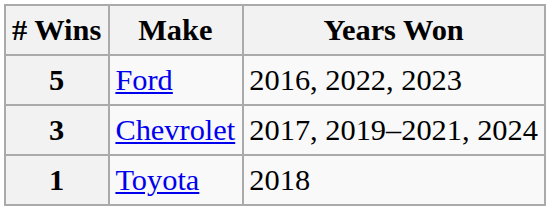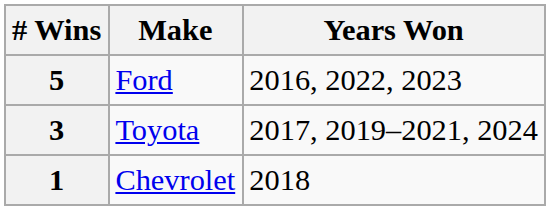(175, 130) Chevrolet -> (157, 130) Toyota
(157, 180) Toyota -> (175, 180) Chevrolet
